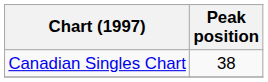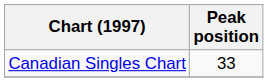(226, 63) 38 -> (226, 63) 33
